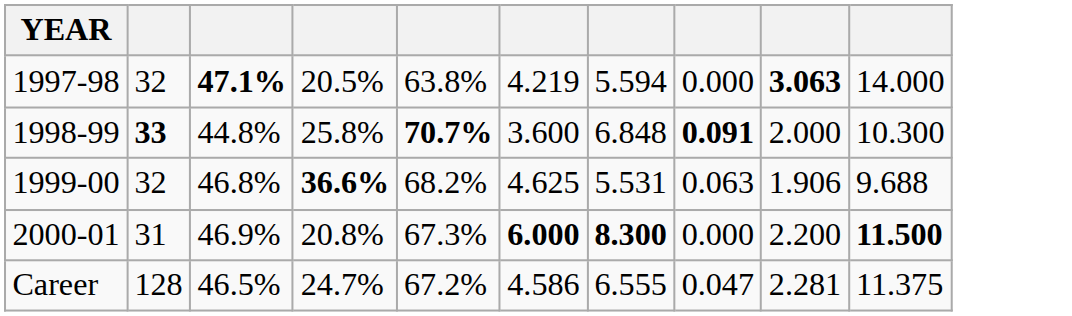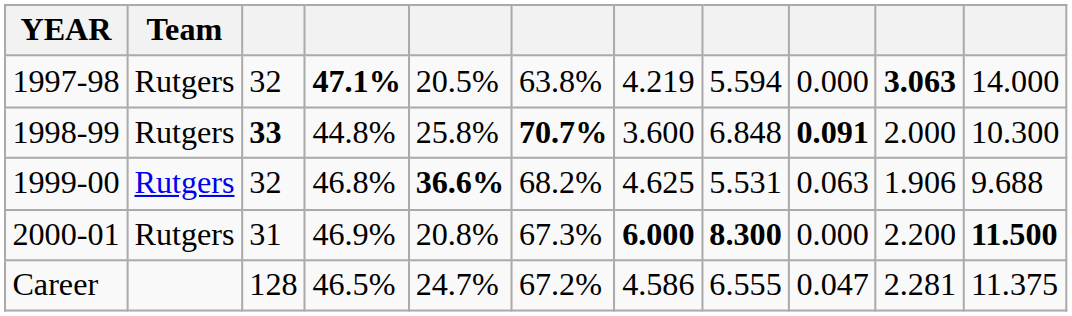+ column: (184, 30)
